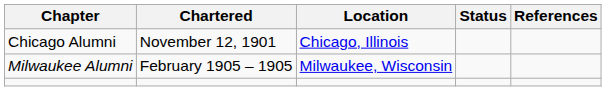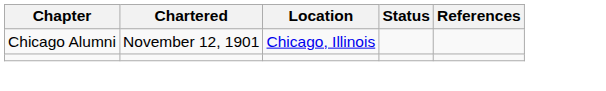- row: (70, 66)
